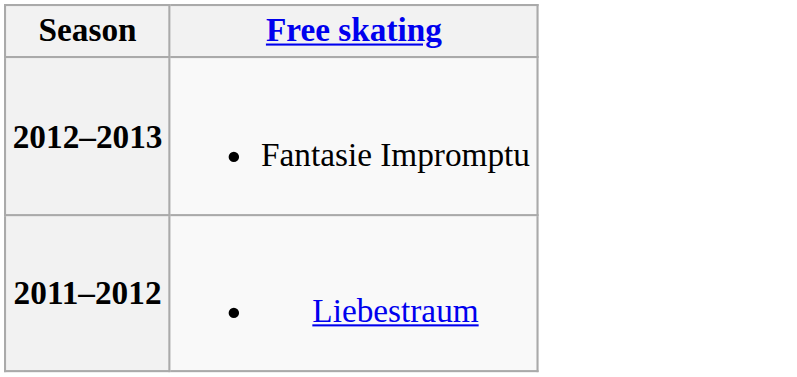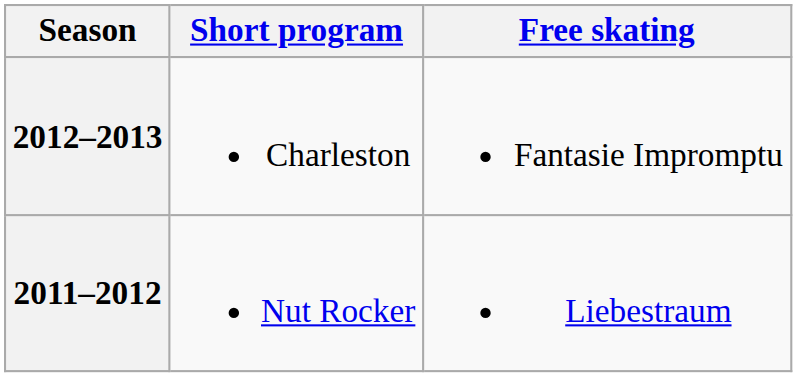+ column: (297, 30)
